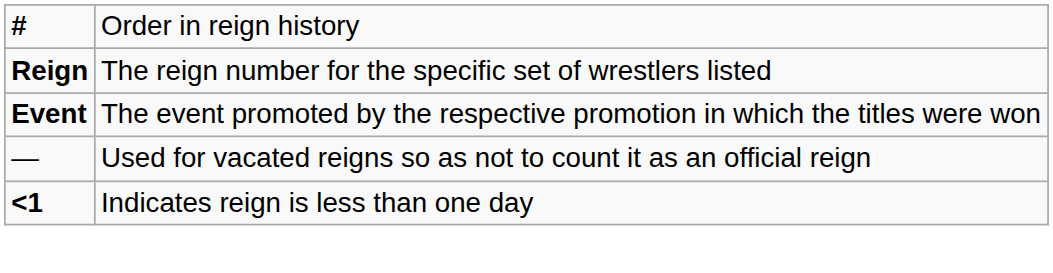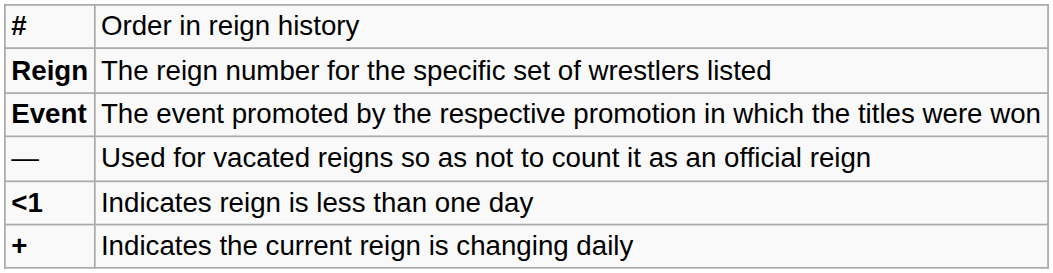+ row: (367, 245)
